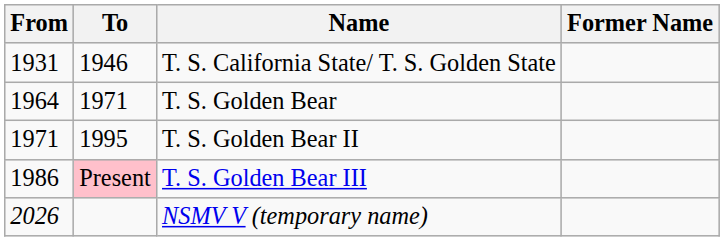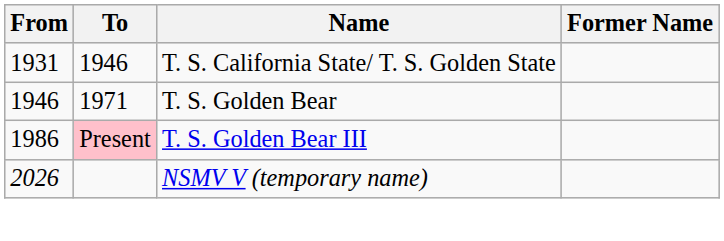(35, 100) 1964 -> (35, 100) 1946
- row: (260, 139)
